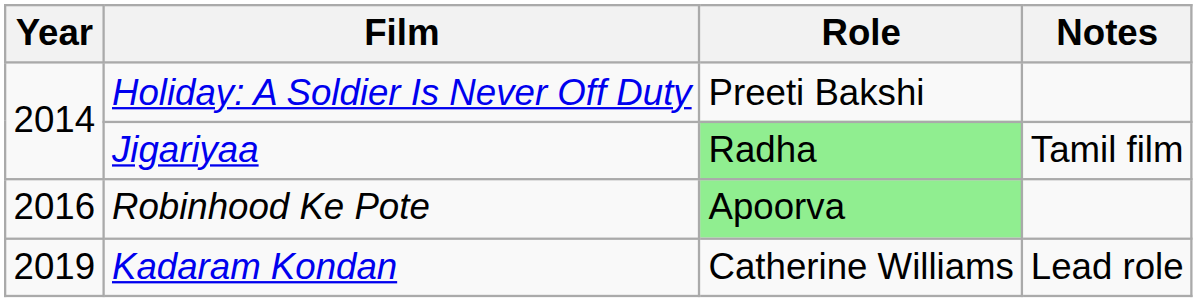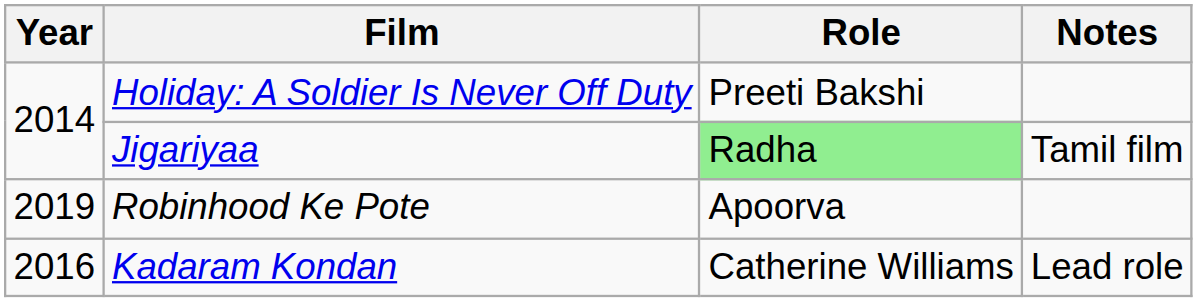(54, 207) 2016 -> (54, 207) 2019
(777, 207) lightgreen background -> (777, 207) no background
(54, 265) 2019 -> (54, 265) 2016
